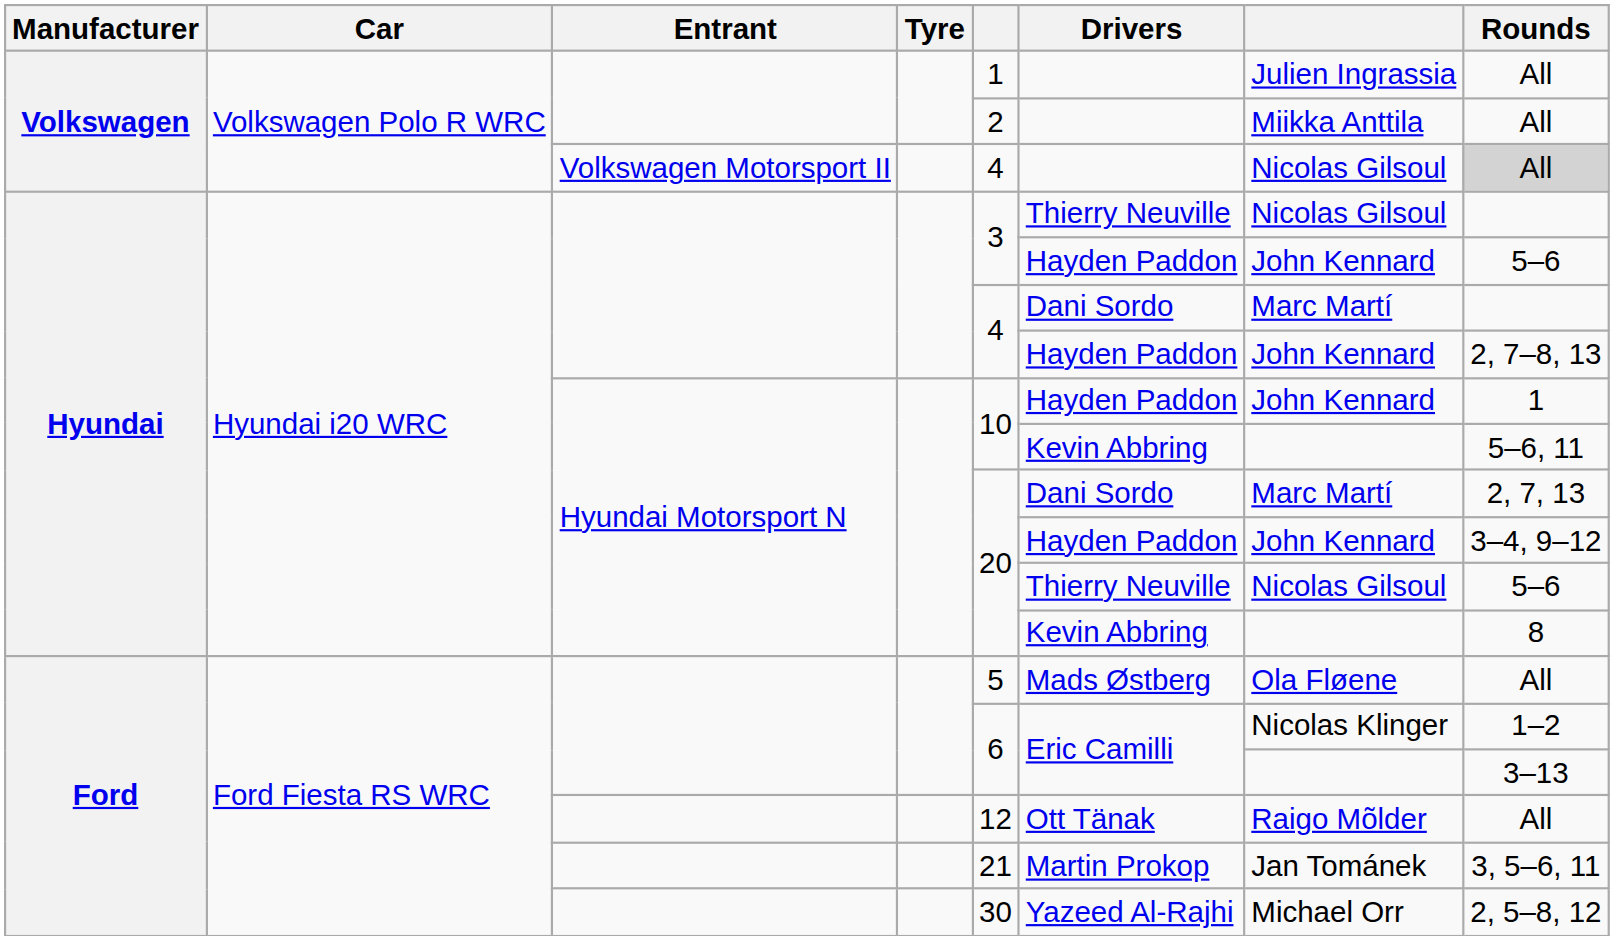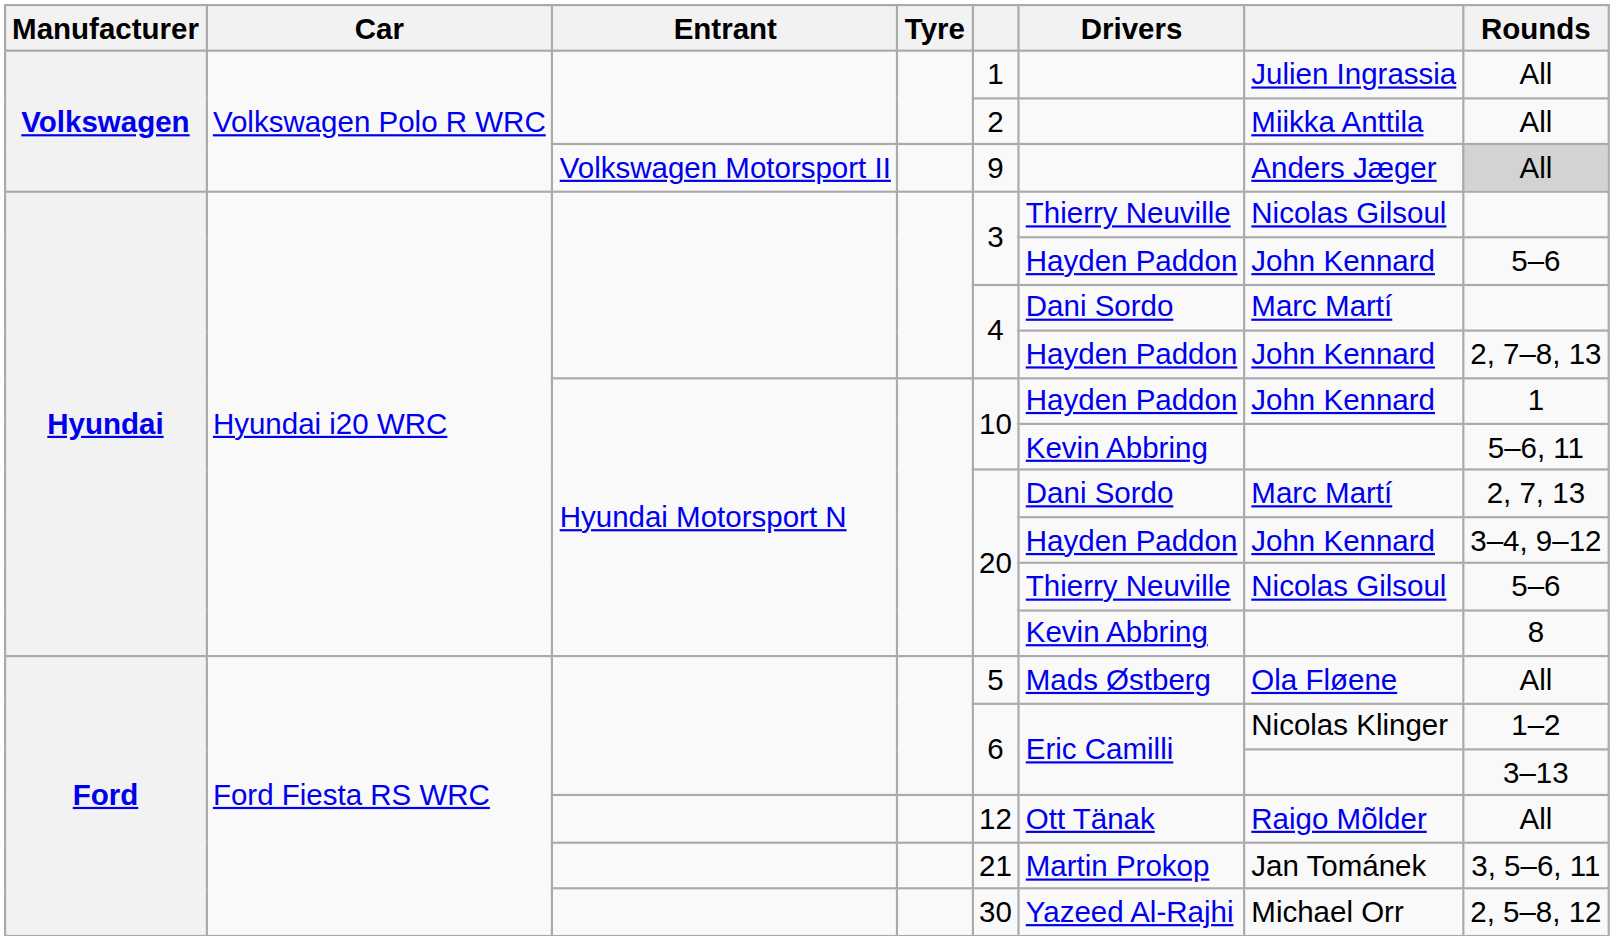(995, 167) 4 -> (995, 167) 9
(1349, 167) Nicolas Gilsoul -> (1344, 167) Anders Jæger
